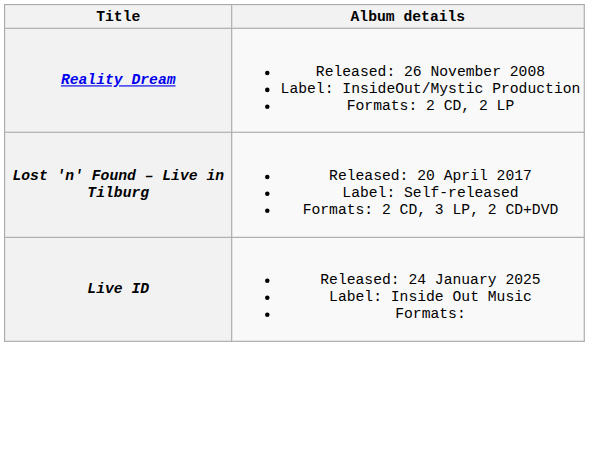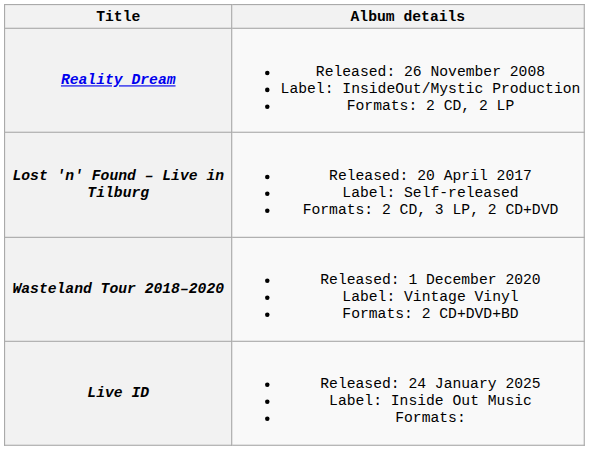+ row: (118, 289)
